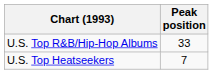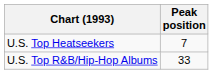rows swapped: (60, 60) <-> (82, 43)
